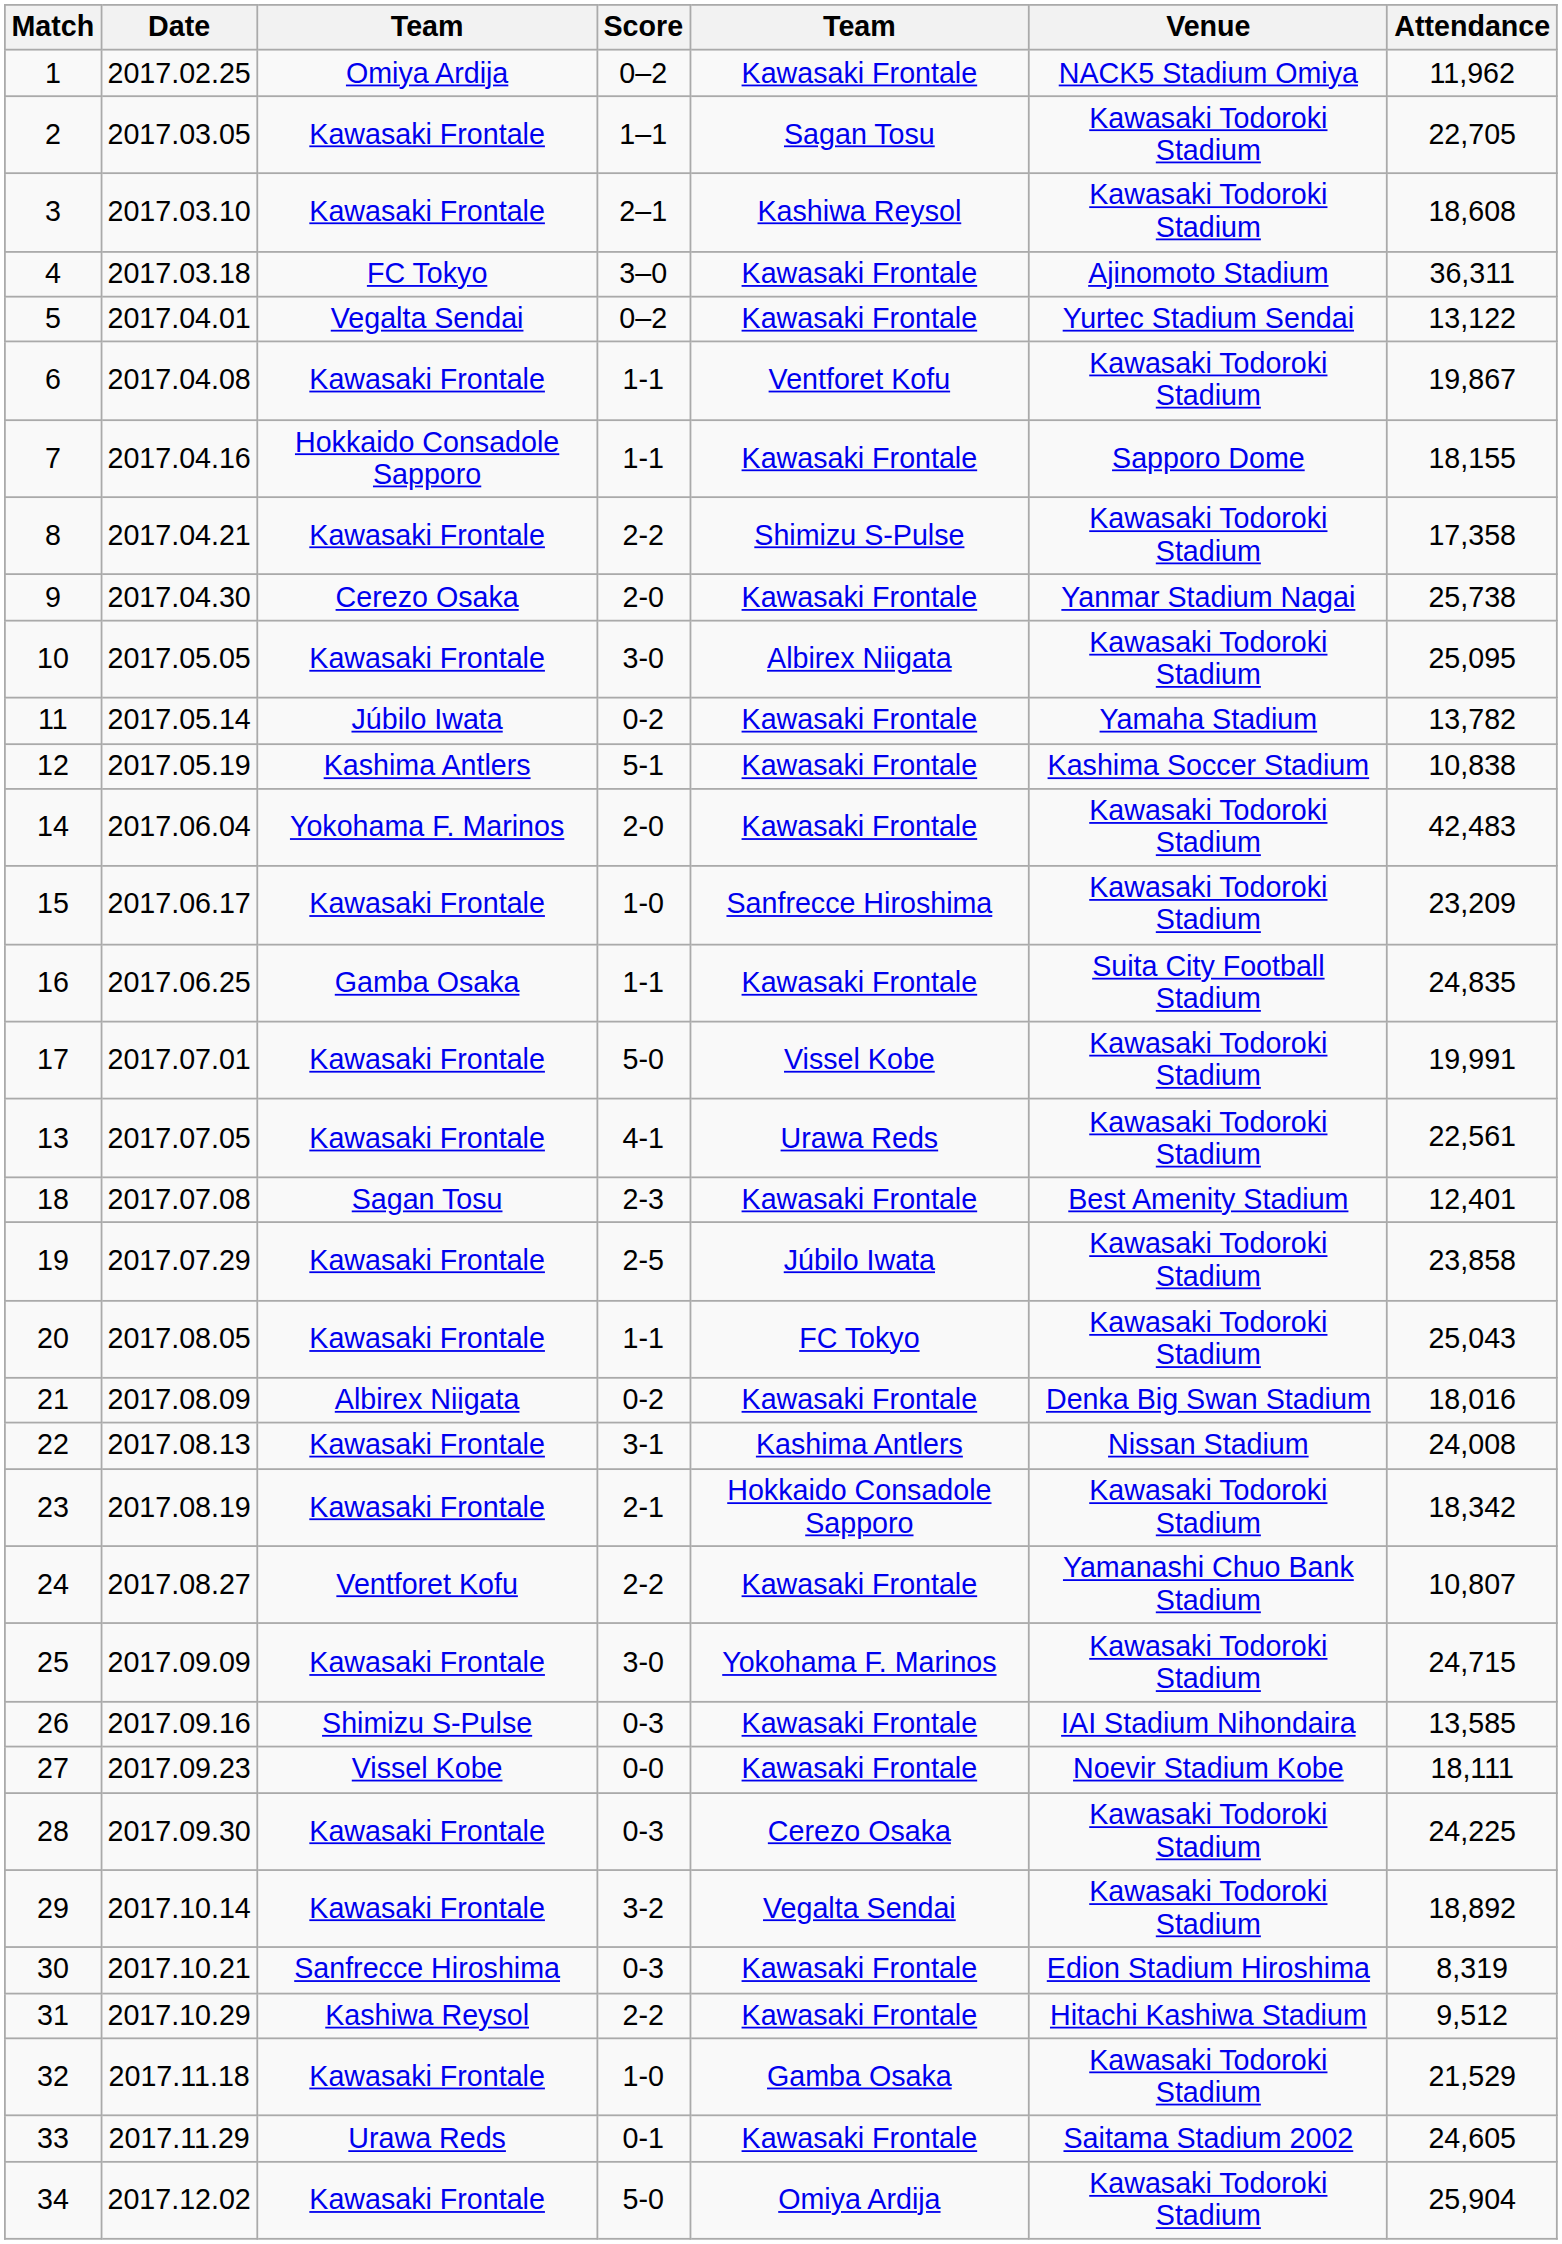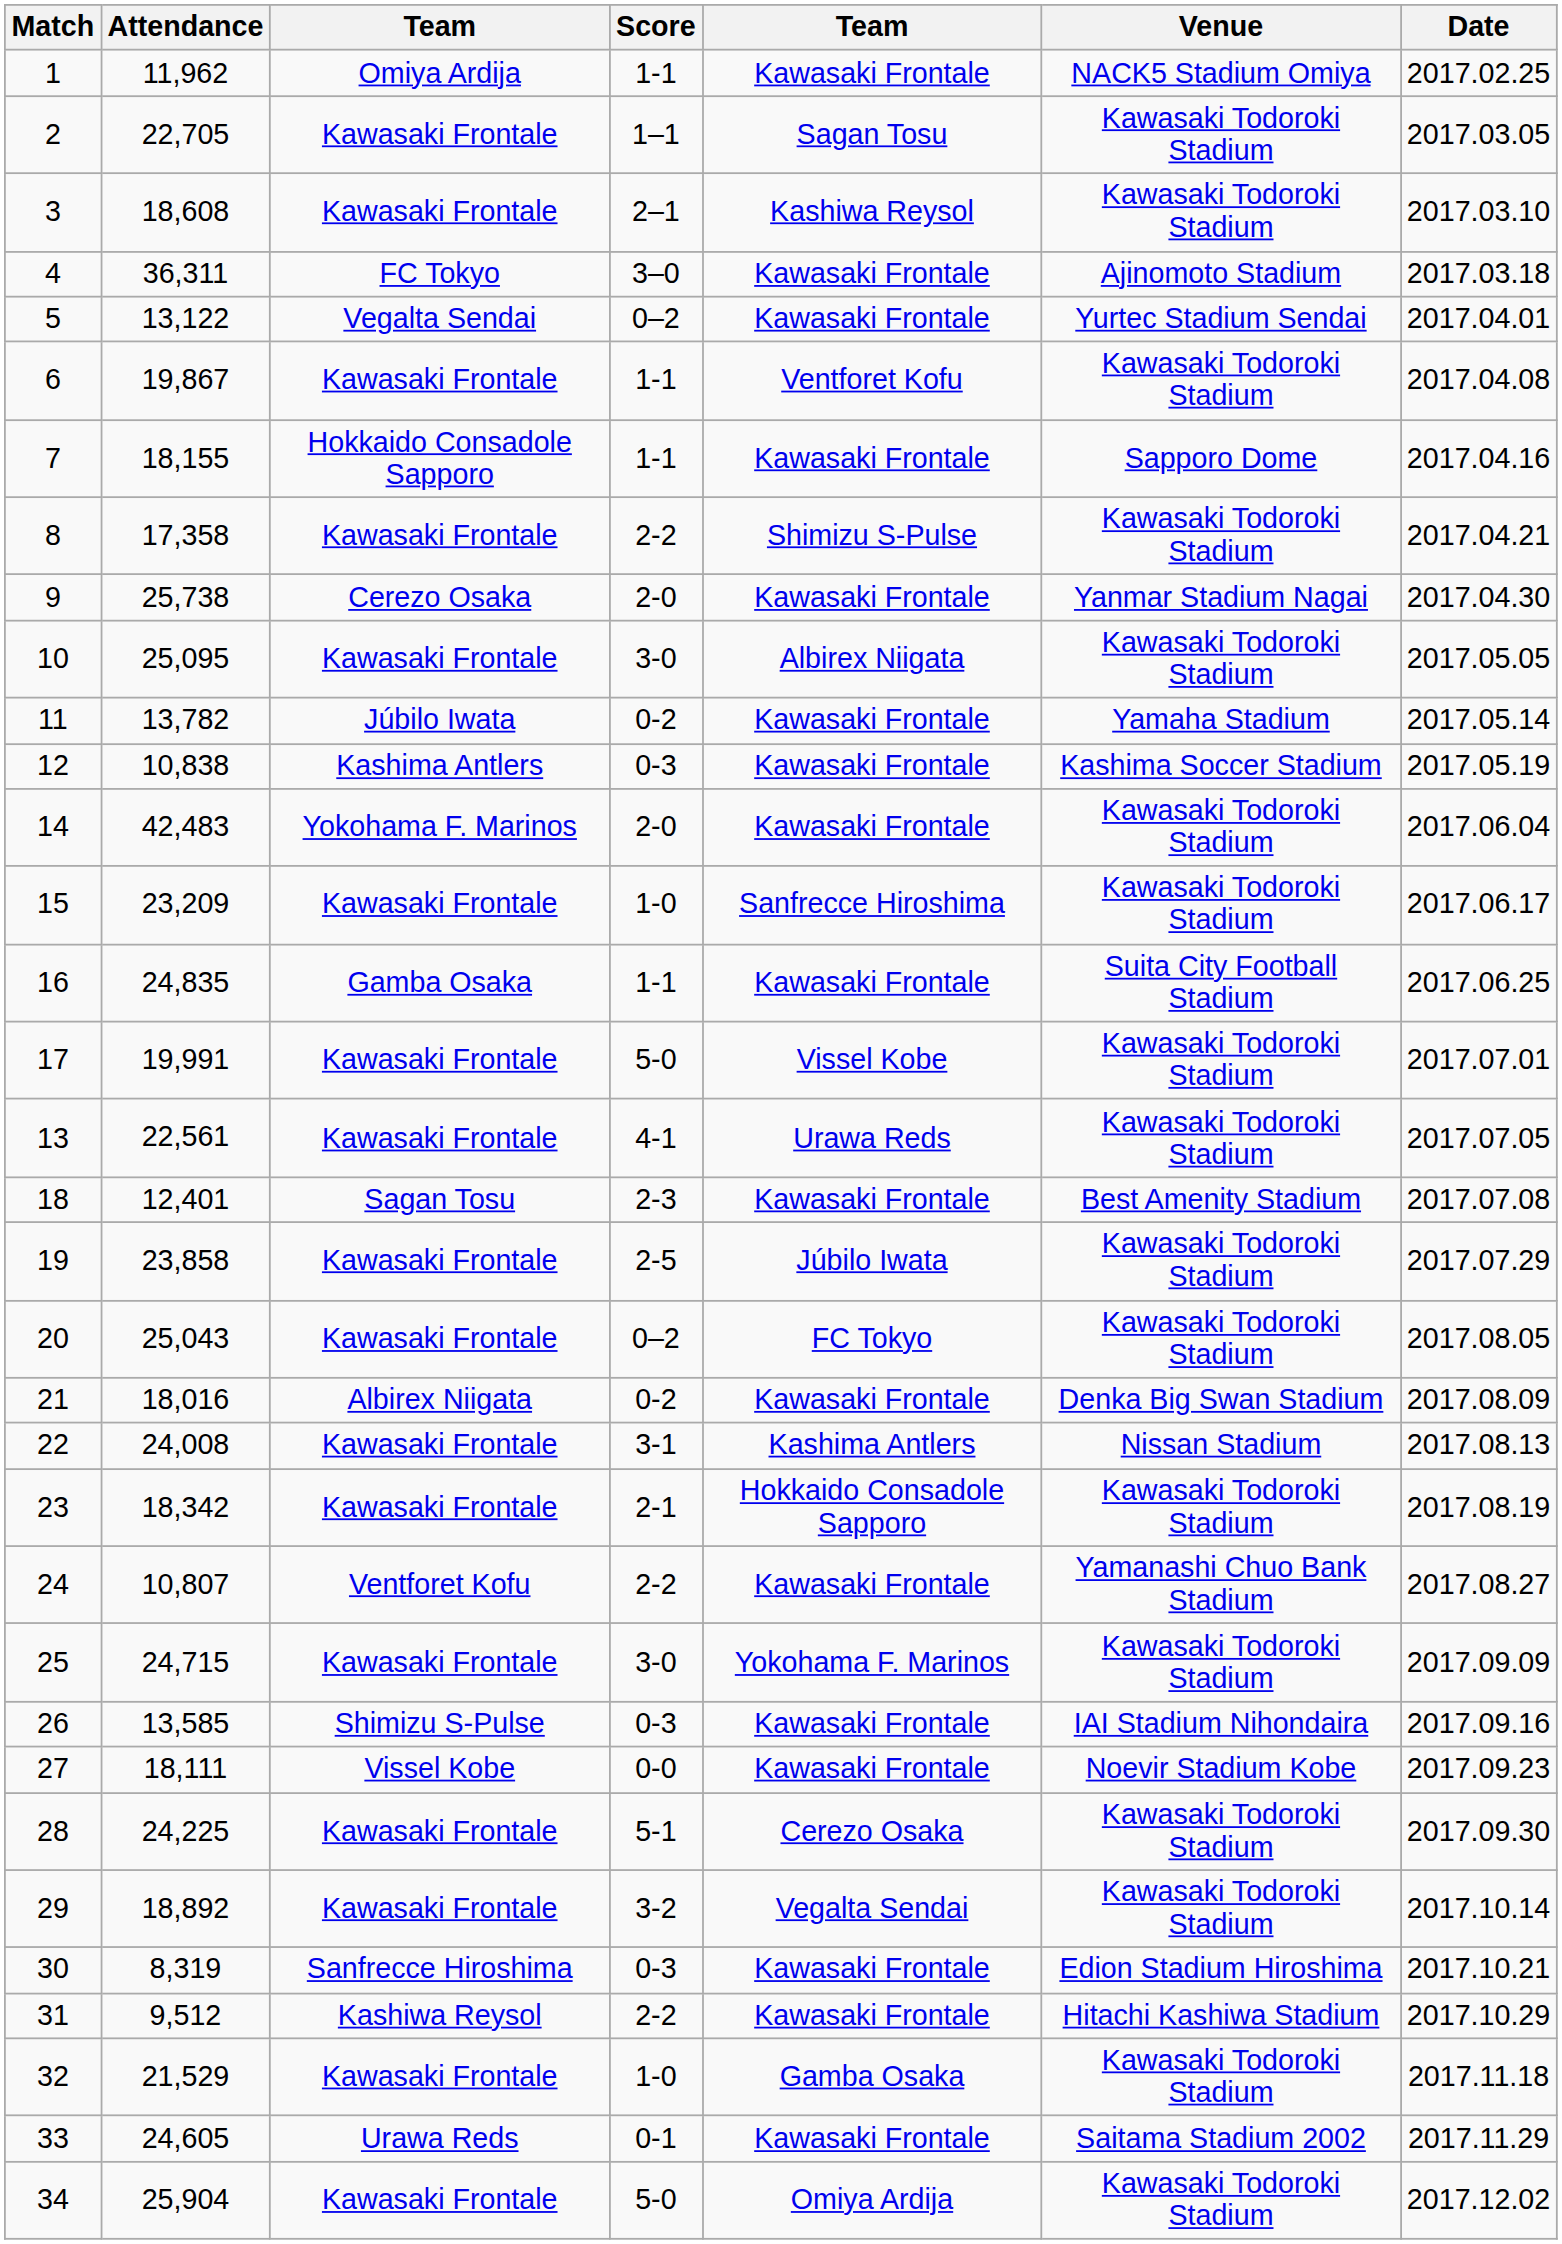columns swapped: (179, 27) <-> (1472, 27)
(643, 72) 0–2 -> (656, 72) 1-1
(643, 765) 5-1 -> (656, 765) 0-3
(643, 1338) 1-1 -> (656, 1338) 0–2
(643, 1830) 0-3 -> (656, 1830) 5-1
